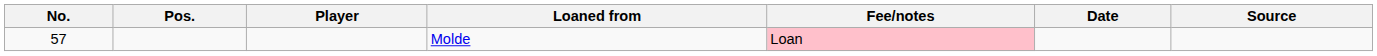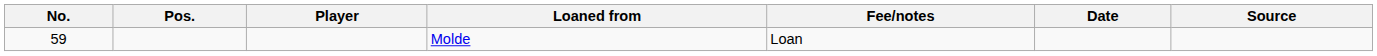(59, 39) 57 -> (59, 39) 59
(786, 39) pink background -> (786, 39) no background
